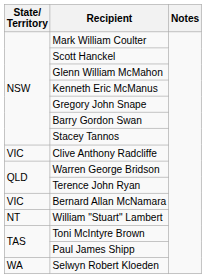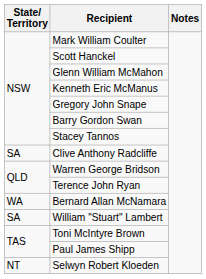(15, 153) VIC -> (13, 153) SA
(15, 201) VIC -> (15, 201) WA
(13, 217) NT -> (13, 217) SA
(15, 266) WA -> (13, 266) NT
